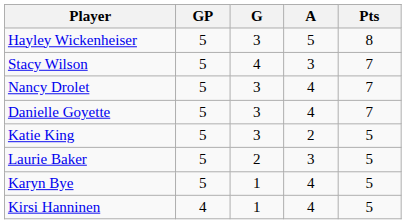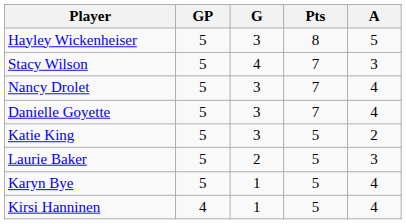columns swapped: (311, 16) <-> (369, 16)
